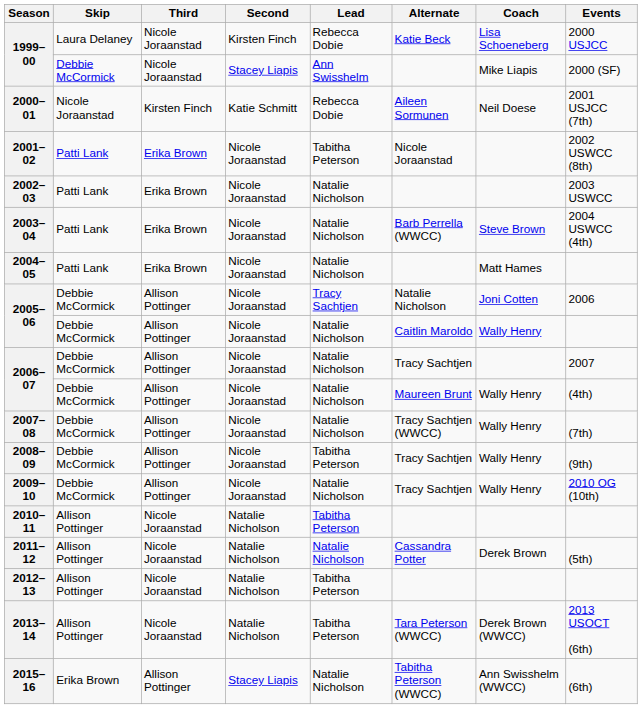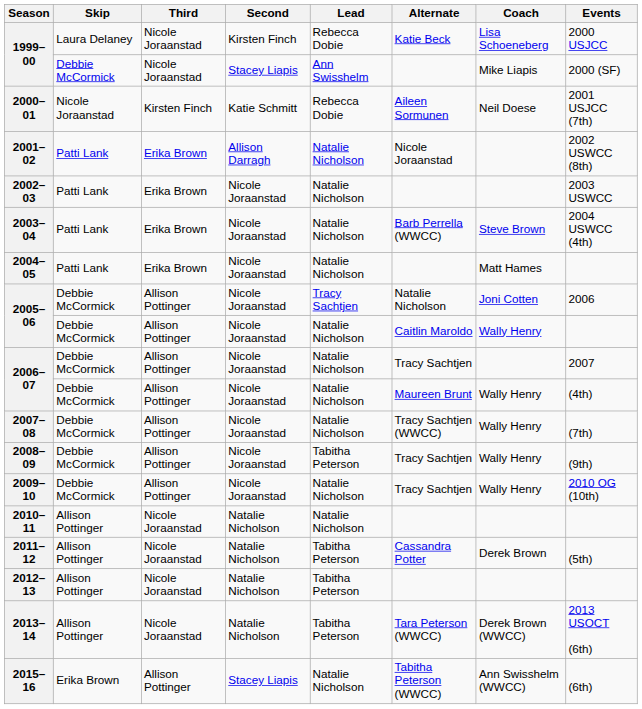(257, 153) Nicole Joraanstad -> (249, 153) Allison Darragh
(336, 153) Tabitha Peterson -> (338, 153) Natalie Nicholson
(336, 521) Tabitha Peterson -> (338, 521) Natalie Nicholson
(338, 553) Natalie Nicholson -> (336, 553) Tabitha Peterson
